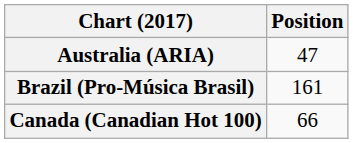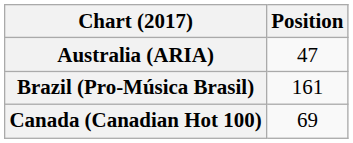(307, 120) 66 -> (307, 120) 69
